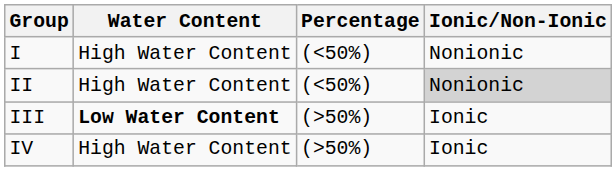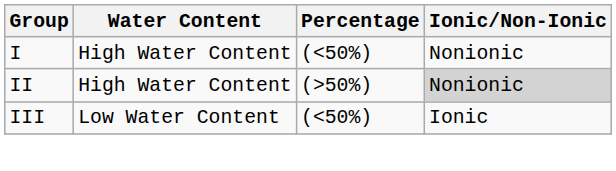(337, 85) (<50%) -> (337, 85) (>50%)
(179, 117) bold -> (179, 117) normal
(337, 117) (>50%) -> (337, 117) (<50%)
- row: (21, 150)
